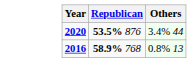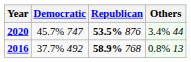+ column: (60, 13)
